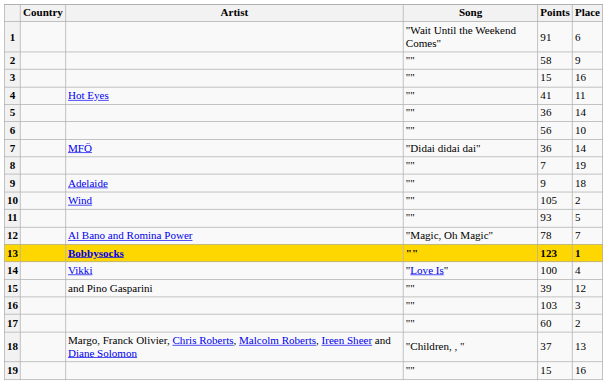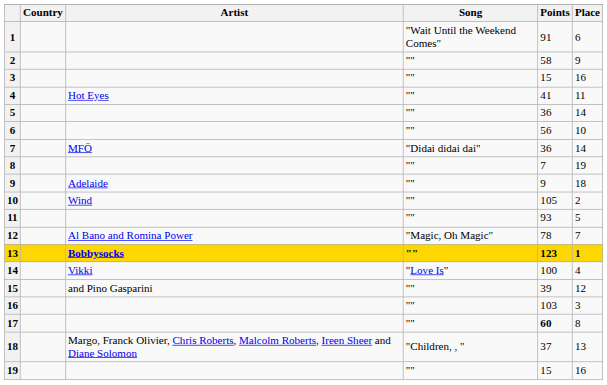(546, 323) normal -> (546, 323) bold
(578, 323) 2 -> (578, 323) 8
